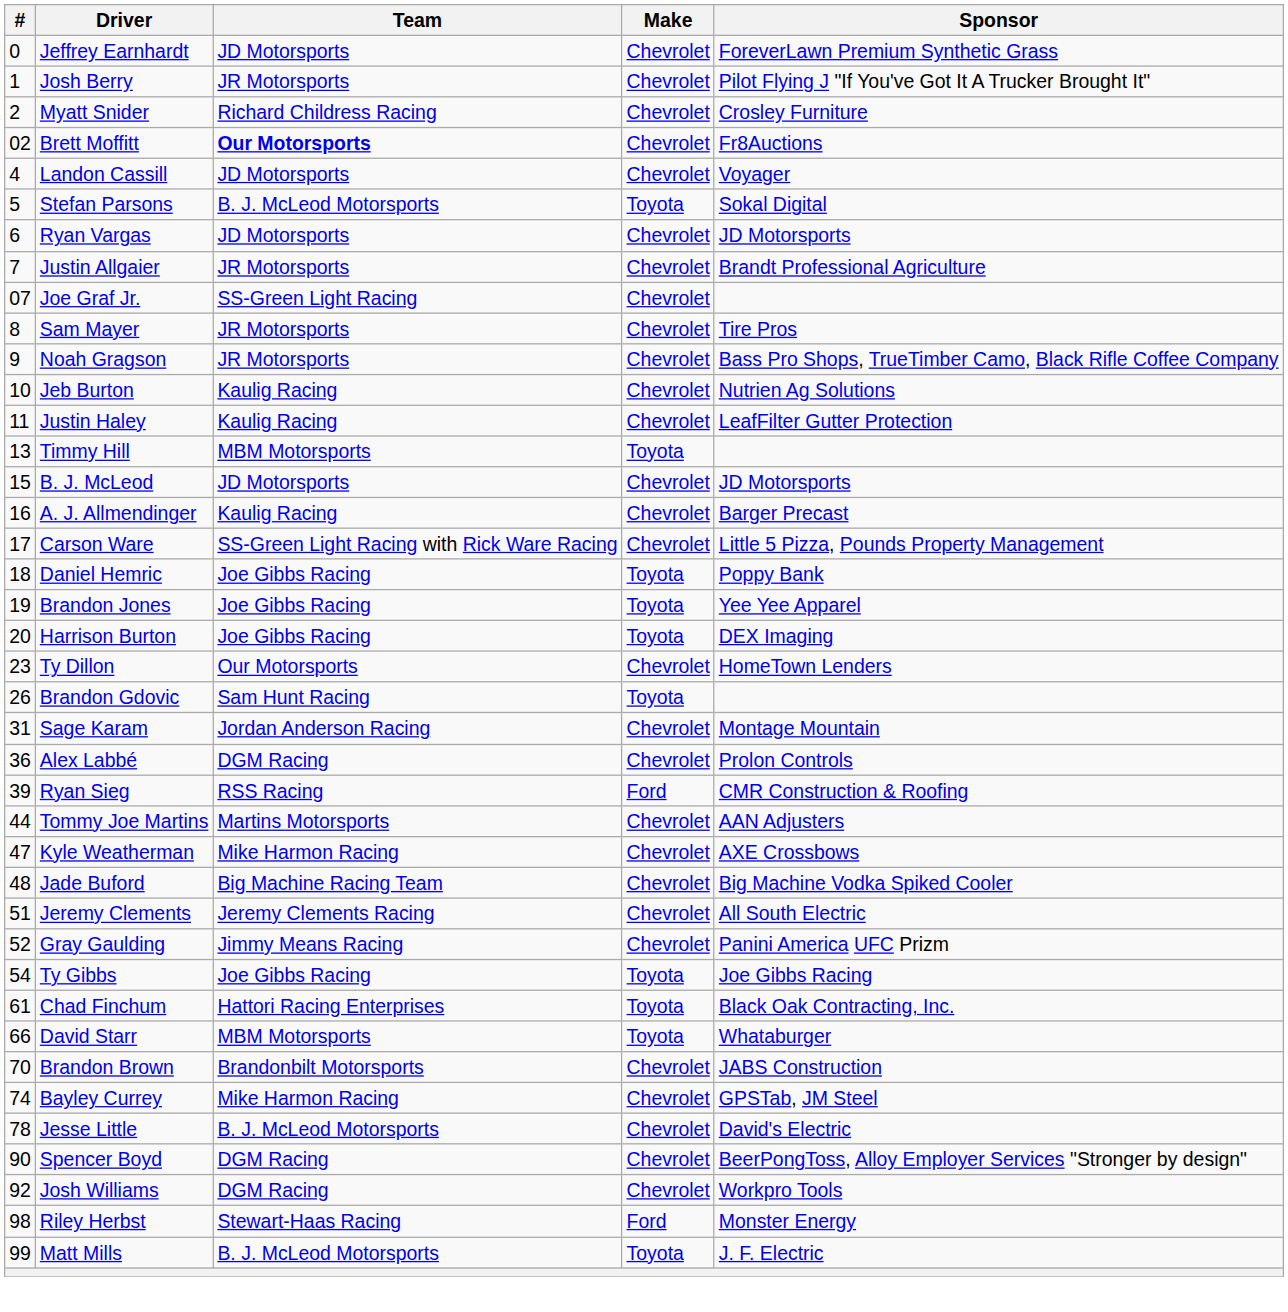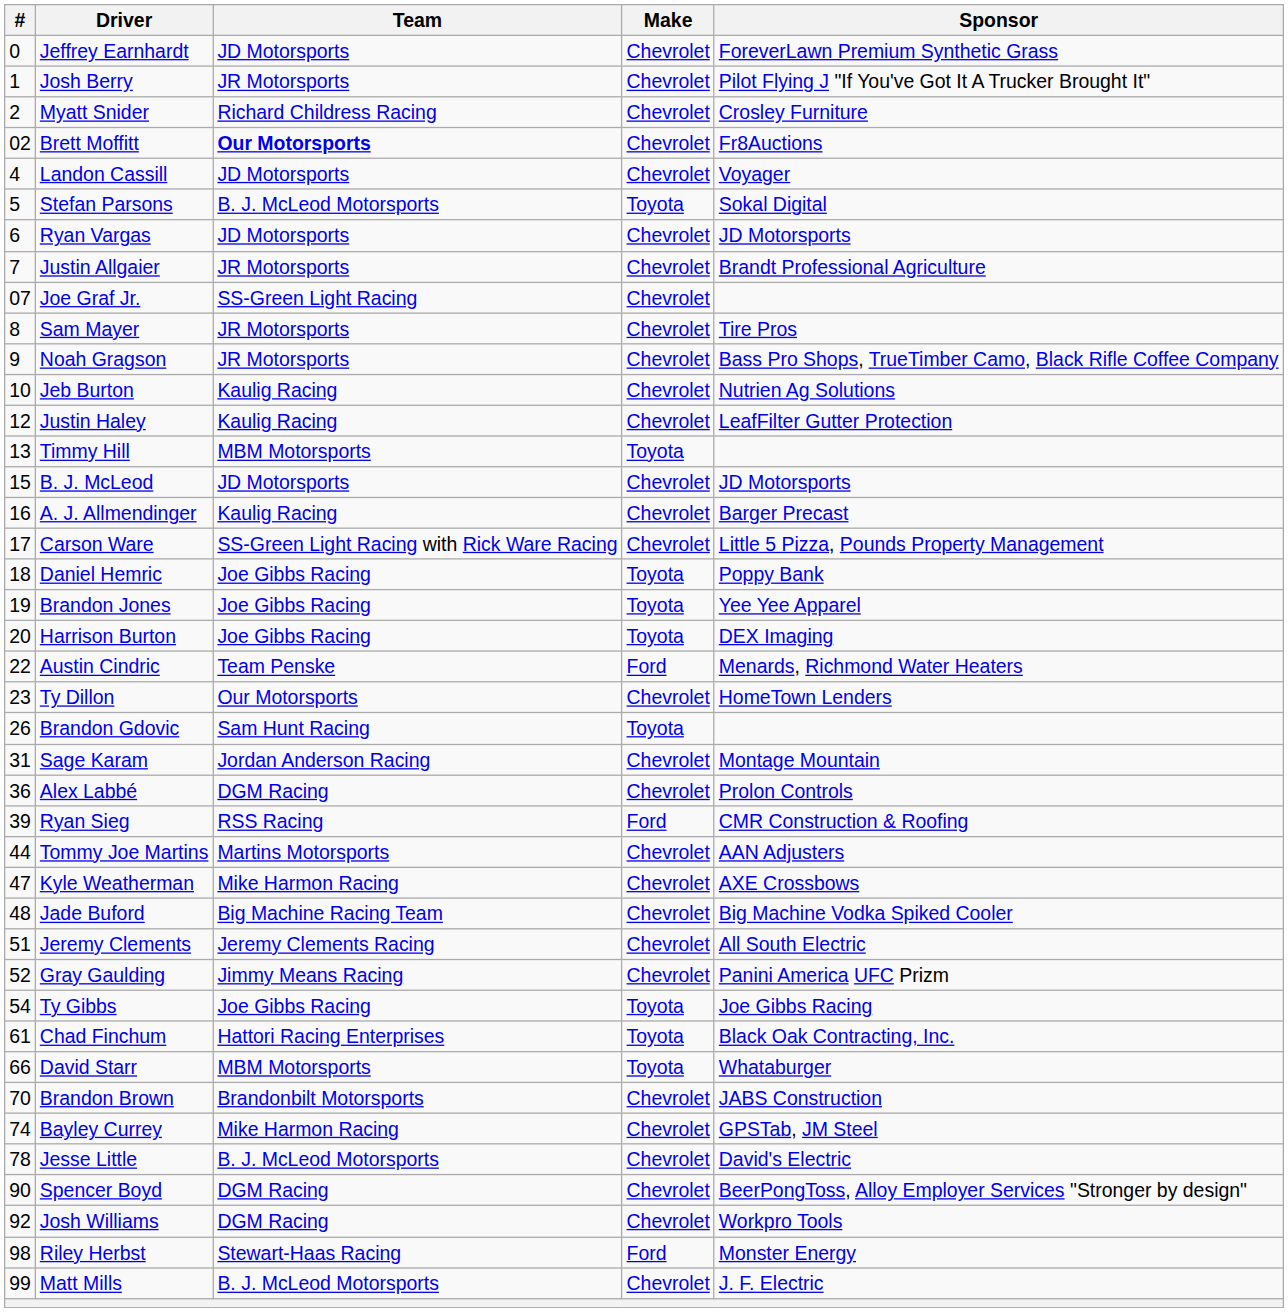(19, 421) 11 -> (20, 421) 12
+ row: (100, 667)
(655, 1252) Toyota -> (668, 1283) Chevrolet
